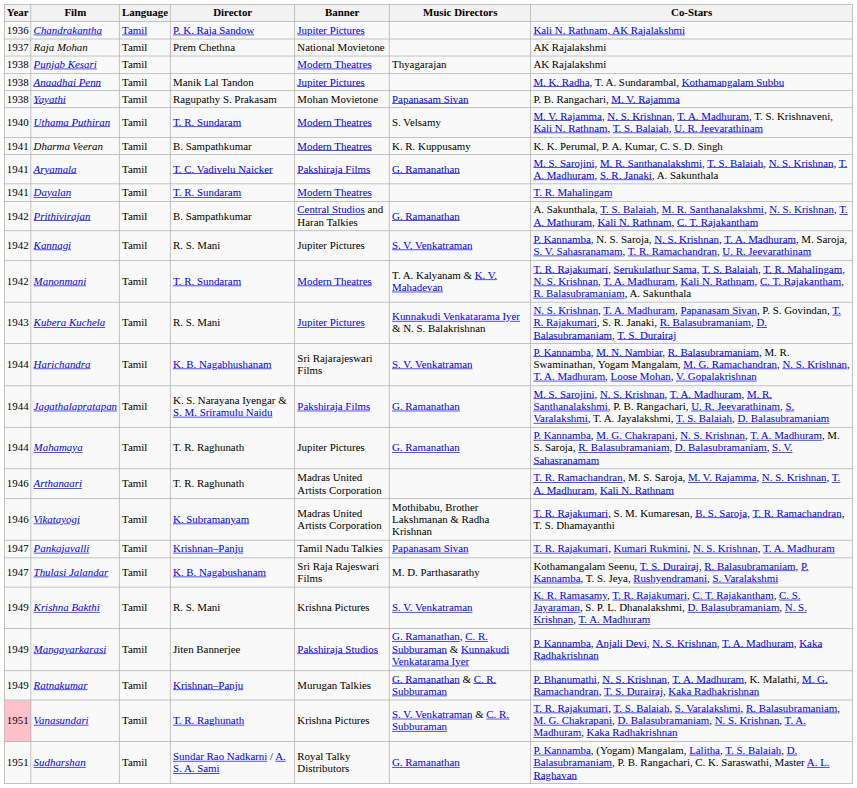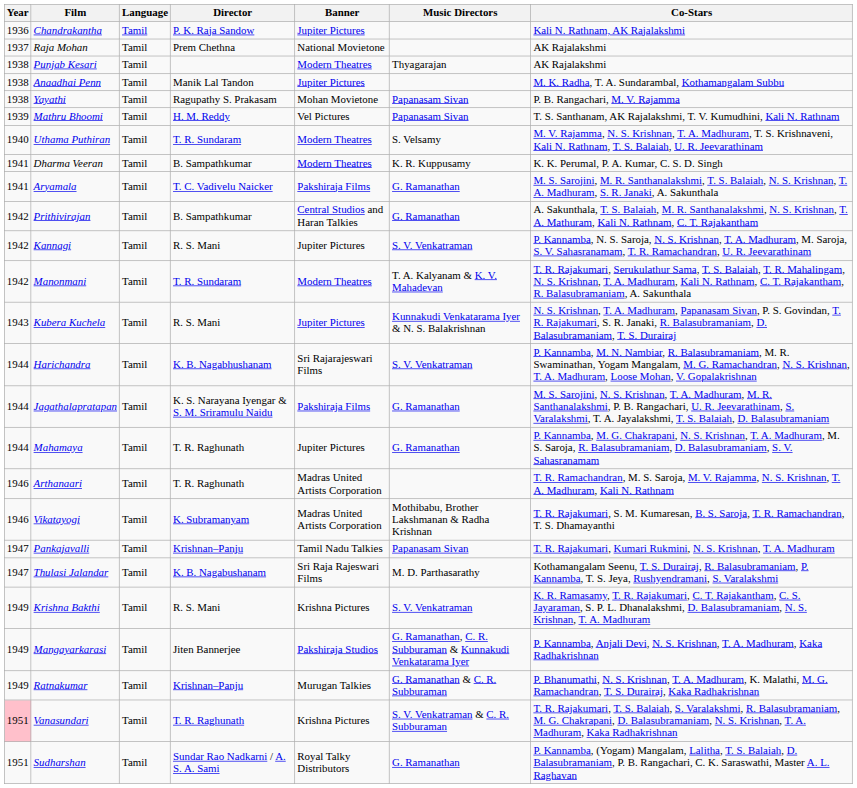+ row: (68, 116)
- row: (52, 192)
